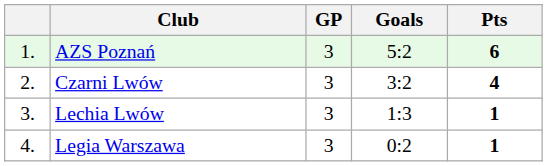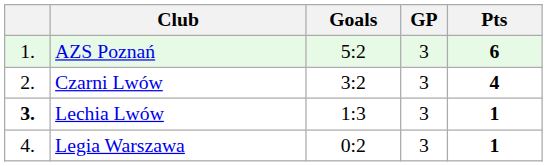columns swapped: (329, 20) <-> (399, 20)
(28, 113) normal -> (28, 113) bold
